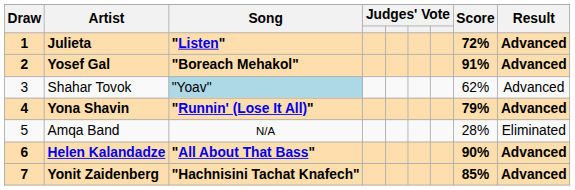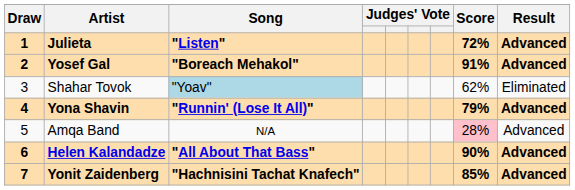(534, 87) Advanced -> (534, 87) Eliminated
(475, 130) no background -> (475, 130) pink background
(534, 130) Eliminated -> (534, 130) Advanced
